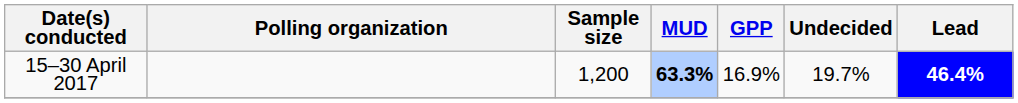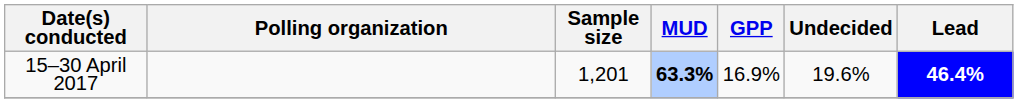(603, 74) 1,200 -> (603, 74) 1,201
(841, 74) 19.7% -> (841, 74) 19.6%
